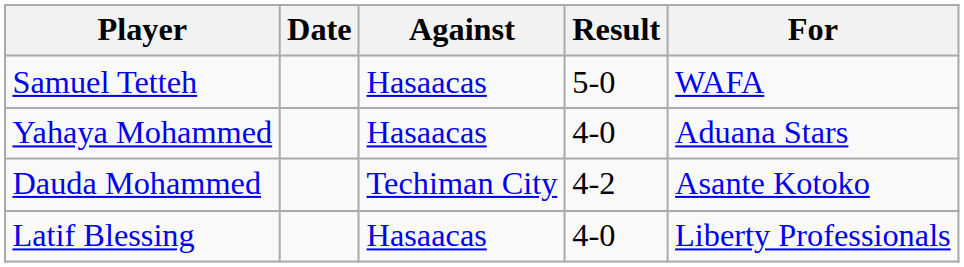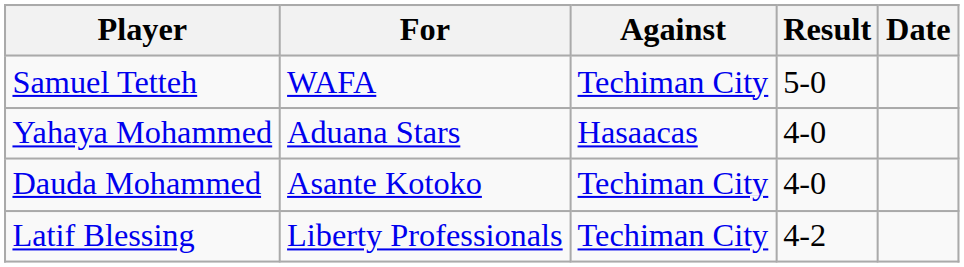columns swapped: (813, 30) <-> (319, 30)
(427, 81) Hasaacas -> (673, 81) Techiman City
(594, 183) 4-2 -> (805, 183) 4-0
(427, 235) Hasaacas -> (673, 235) Techiman City
(594, 235) 4-0 -> (805, 235) 4-2
